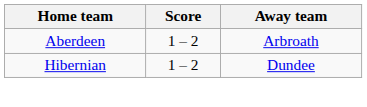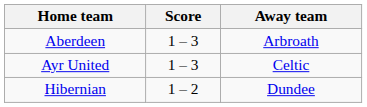(183, 41) 1 – 2 -> (183, 41) 1 – 3
+ row: (75, 65)
